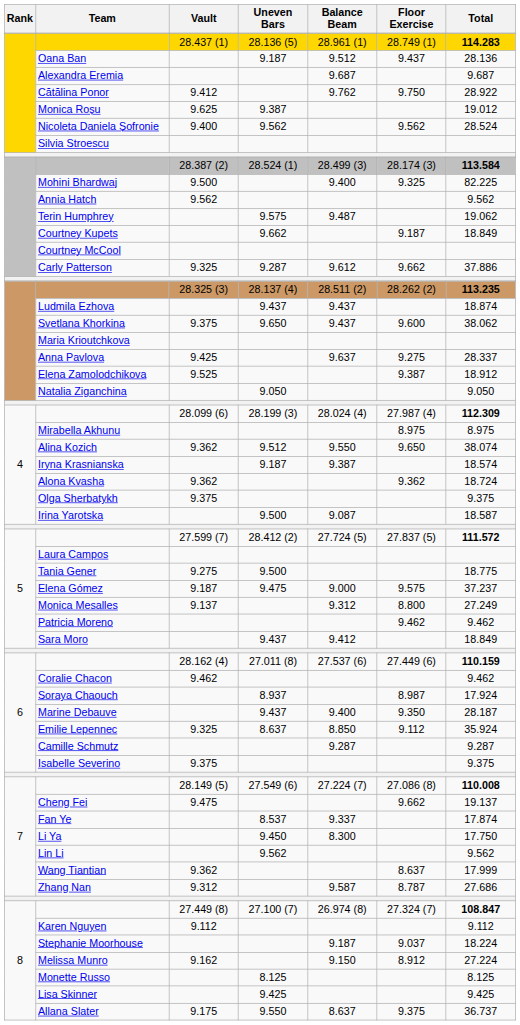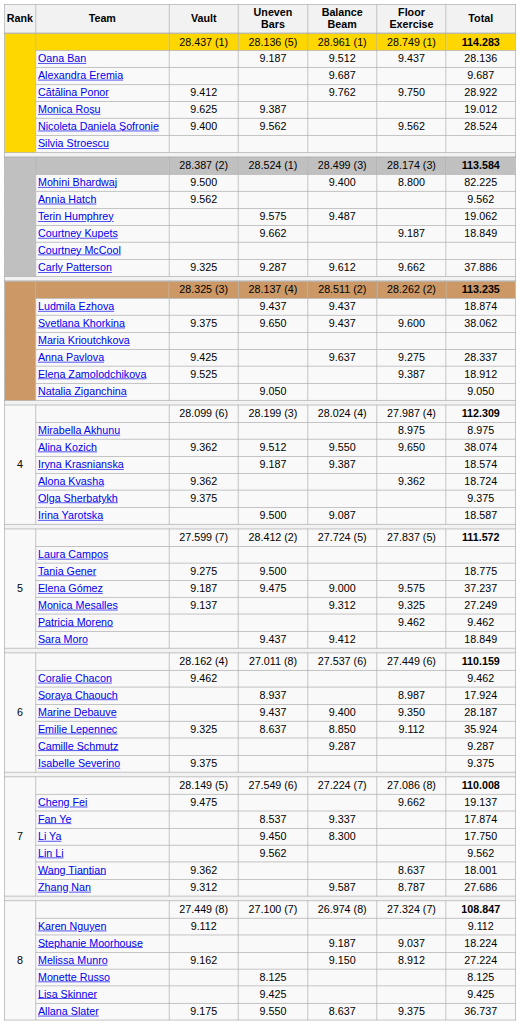(411, 183) 9.325 -> (411, 183) 8.800
(411, 605) 8.800 -> (411, 605) 9.325
(481, 870) 17.999 -> (481, 870) 18.001
